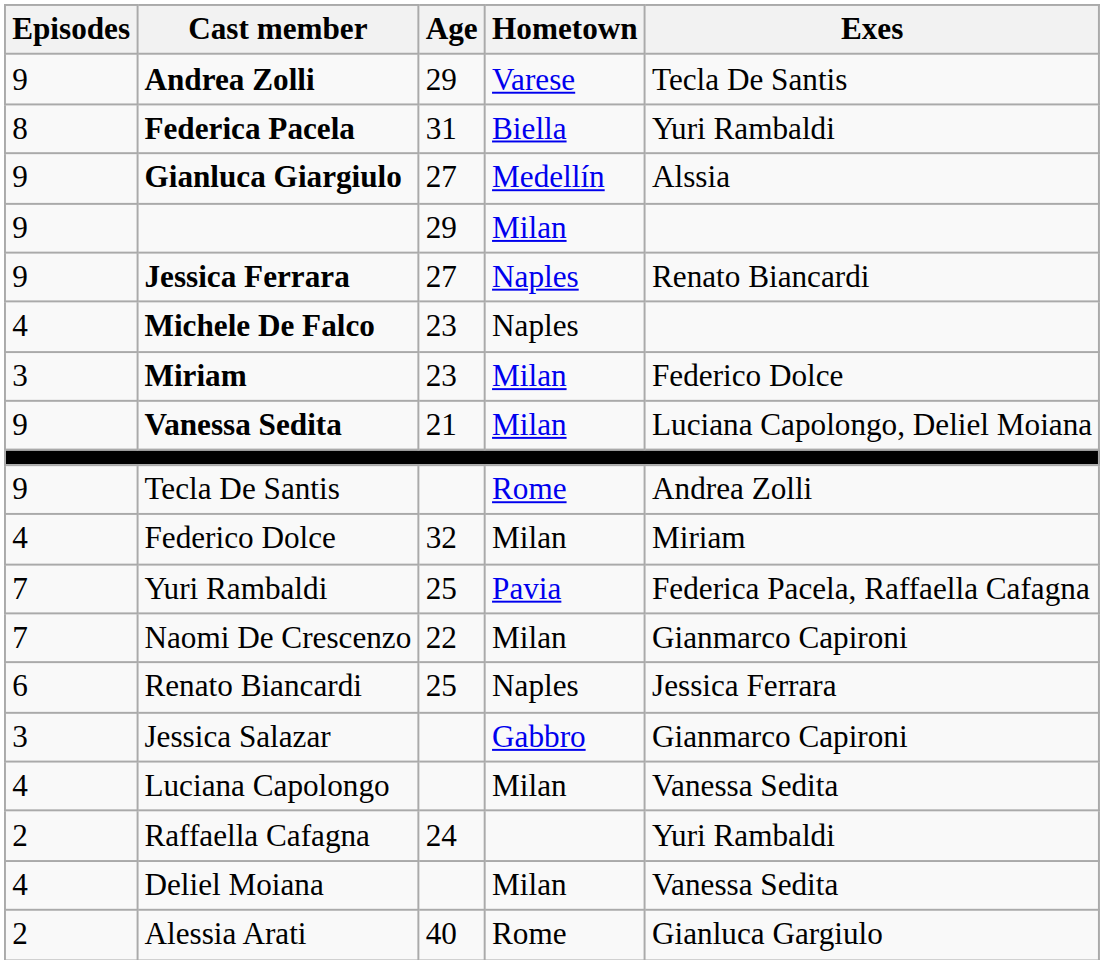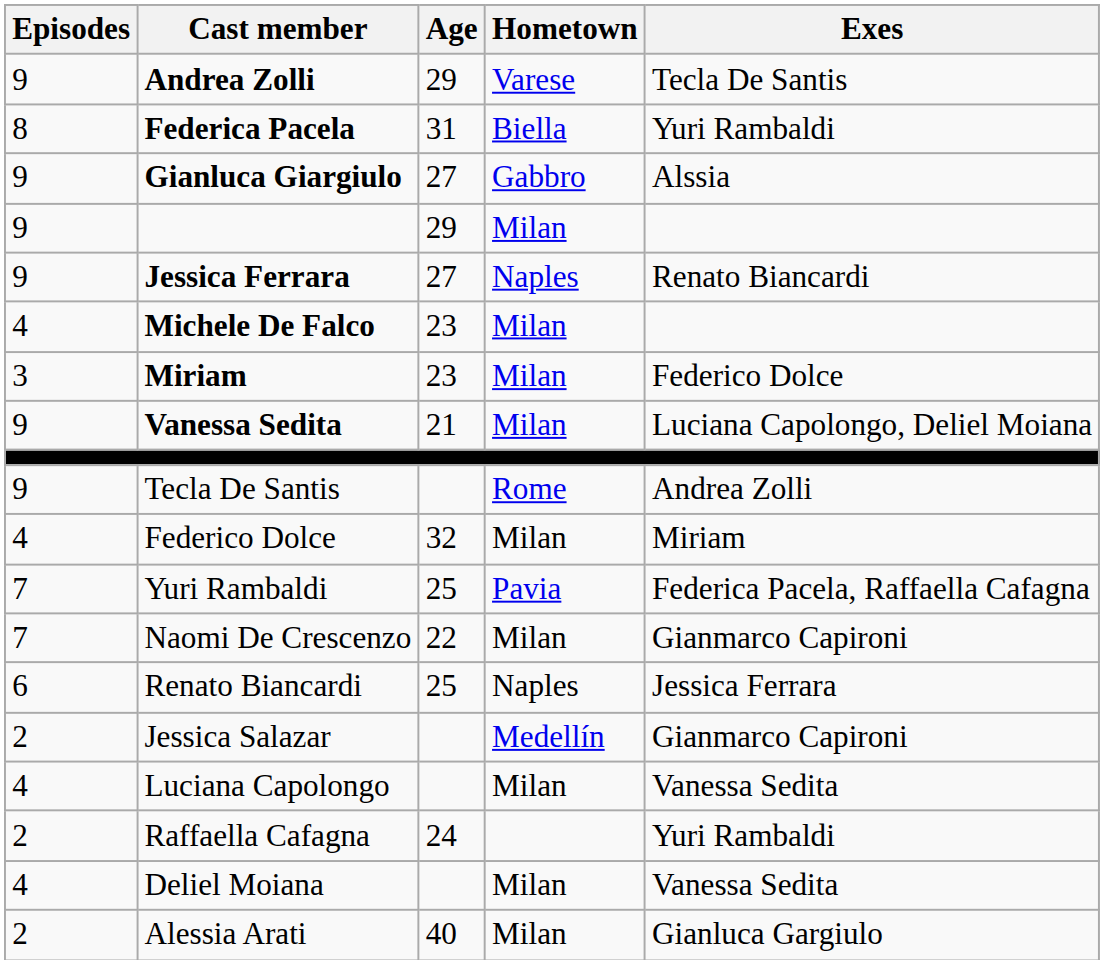(548, 177) Medellín -> (539, 177) Gabbro
(535, 326) Naples -> (529, 326) Milan
(20, 736) 3 -> (20, 736) 2
(539, 736) Gabbro -> (548, 736) Medellín
(529, 934) Rome -> (529, 934) Milan
